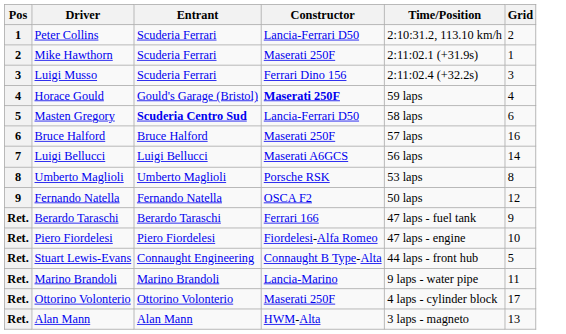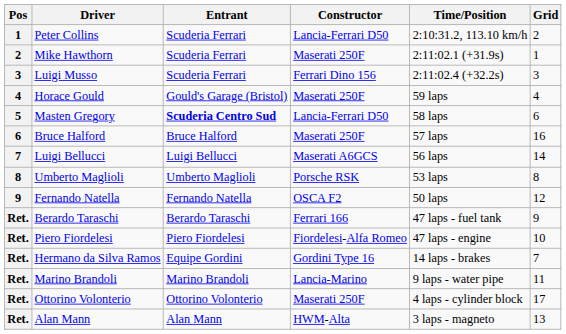(302, 96) bold -> (329, 96) normal
- row: (83, 258)
+ row: (98, 258)
